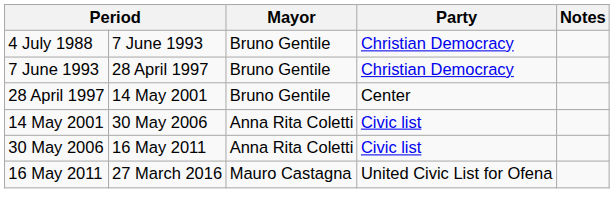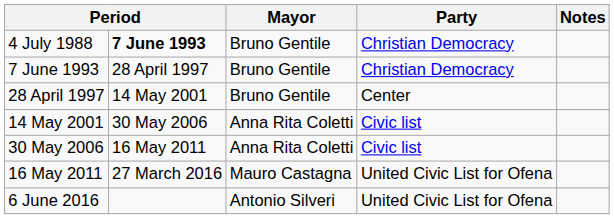(157, 43) normal -> (159, 43) bold
+ row: (54, 200)
